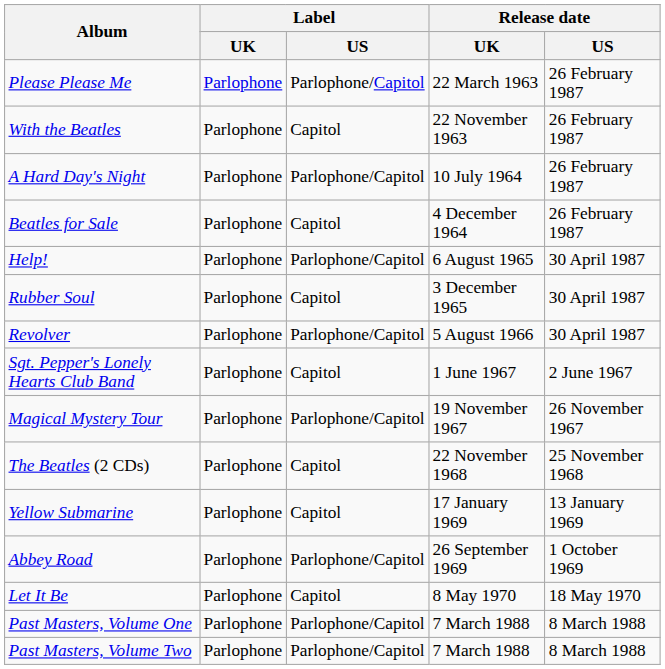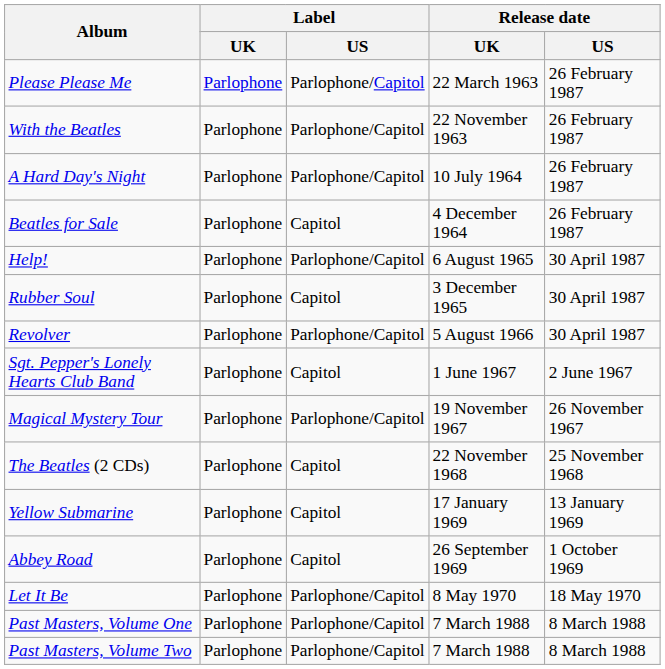(316, 129) Capitol -> (357, 129) Parlophone/Capitol
(357, 559) Parlophone/Capitol -> (316, 559) Capitol
(316, 596) Capitol -> (357, 596) Parlophone/Capitol
